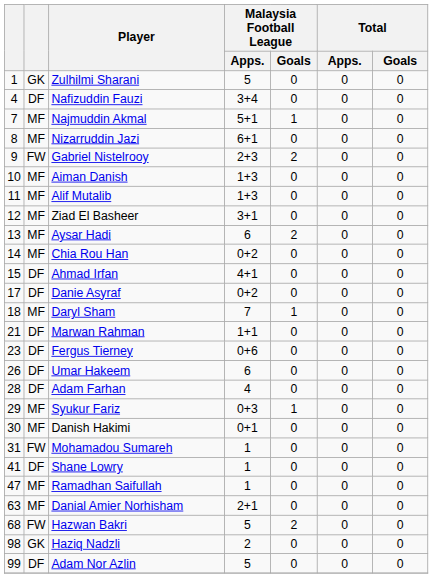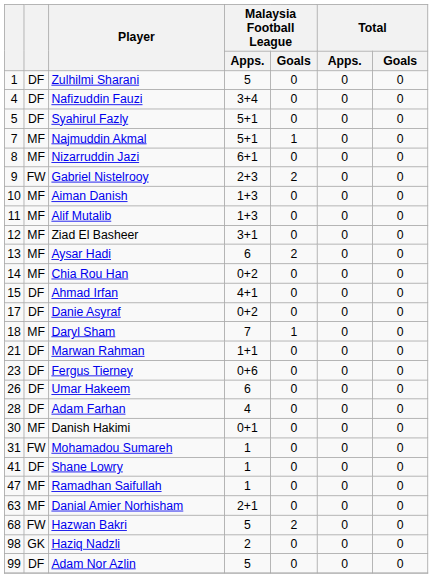(36, 80) GK -> (36, 80) DF
+ row: (90, 119)
- row: (86, 409)
